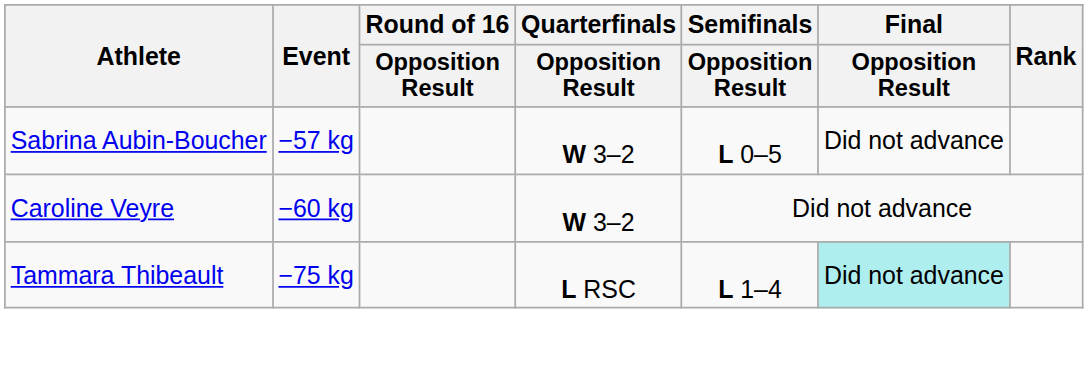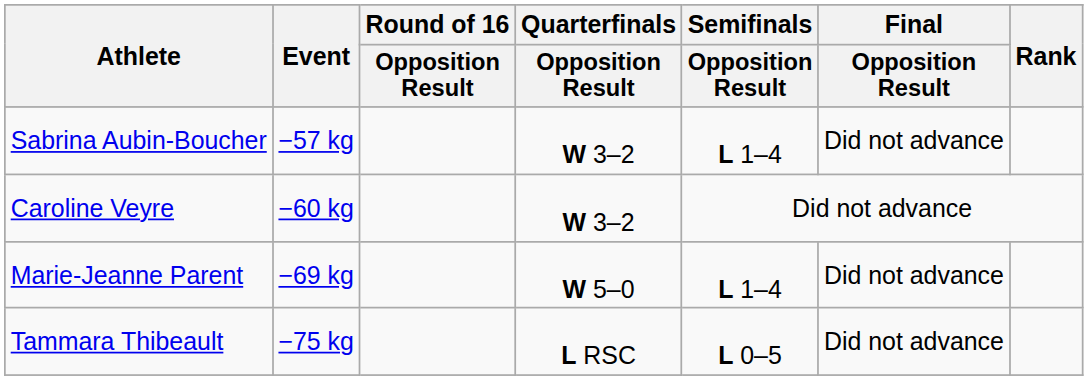(750, 155) L 0–5 -> (750, 155) L 1–4
+ row: (127, 275)
(750, 289) L 1–4 -> (750, 356) L 0–5
(914, 275) paleturquoise background -> (914, 342) no background
